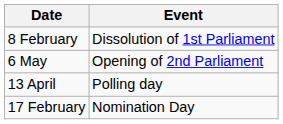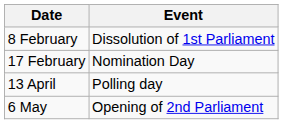rows swapped: (47, 107) <-> (27, 61)
